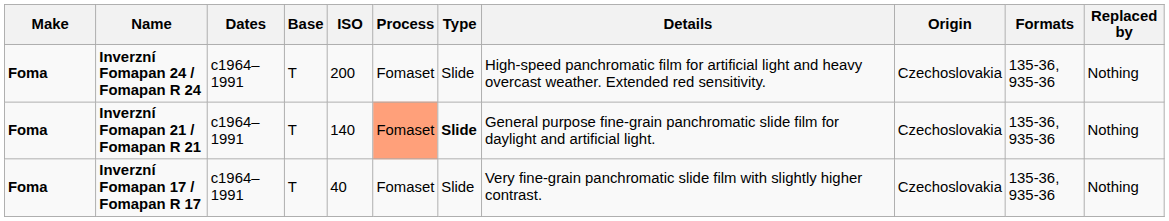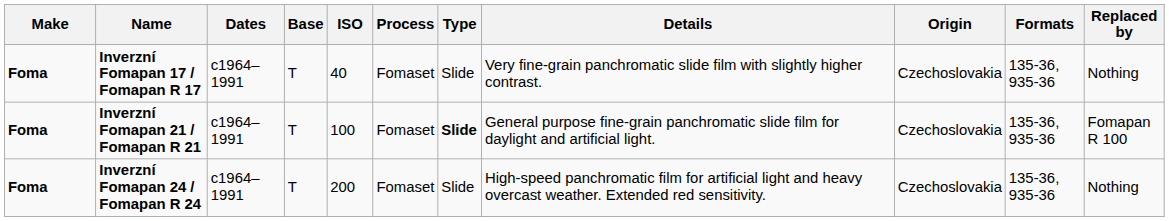rows swapped: (150, 187) <-> (150, 73)
(343, 130) 140 -> (343, 130) 100
(405, 130) lightsalmon background -> (405, 130) no background
(1113, 130) Nothing -> (1119, 130) Fomapan R 100
